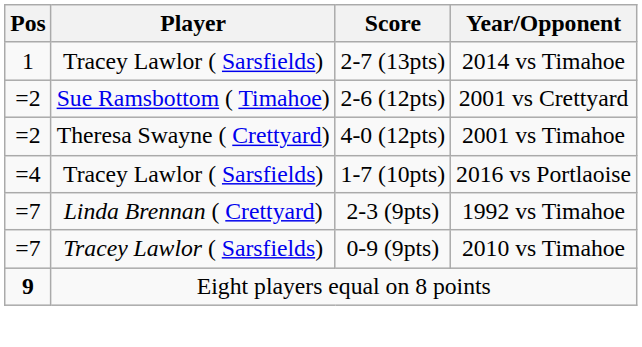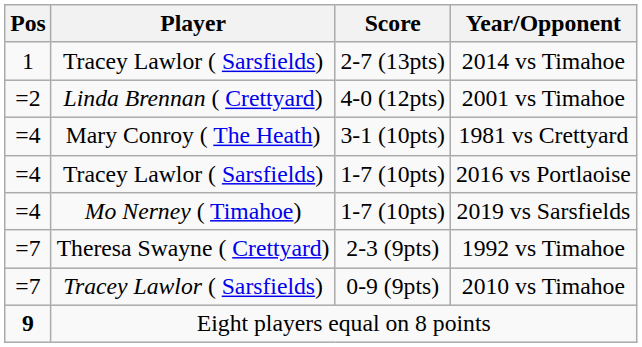- row: (544, 98)
(193, 135) Theresa Swayne ( Crettyard) -> (193, 98) Linda Brennan ( Crettyard)
+ row: (543, 135)
+ row: (543, 211)
(193, 211) Linda Brennan ( Crettyard) -> (193, 248) Theresa Swayne ( Crettyard)
